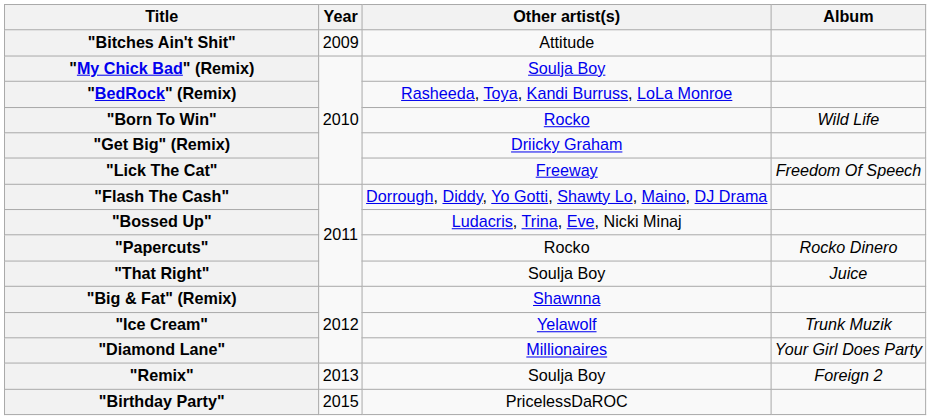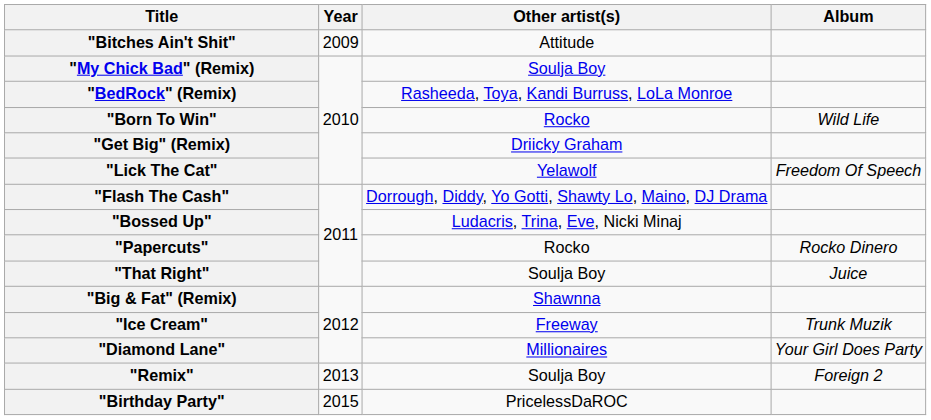(567, 171) Freeway -> (567, 171) Yelawolf
(567, 324) Yelawolf -> (567, 324) Freeway
